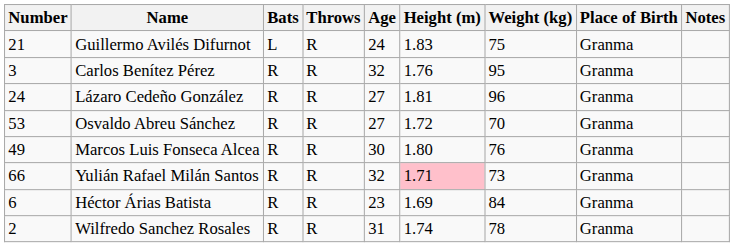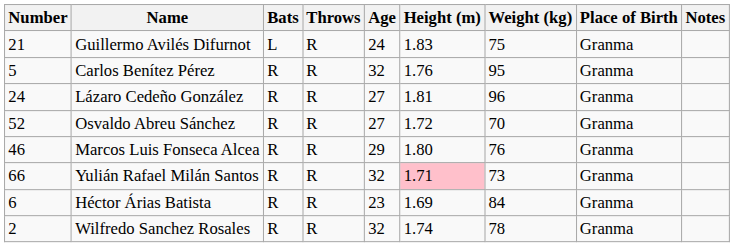(13, 70) 3 -> (13, 70) 5
(17, 123) 53 -> (17, 123) 52
(17, 149) 49 -> (17, 149) 46
(377, 149) 30 -> (377, 149) 29
(377, 228) 31 -> (377, 228) 32
